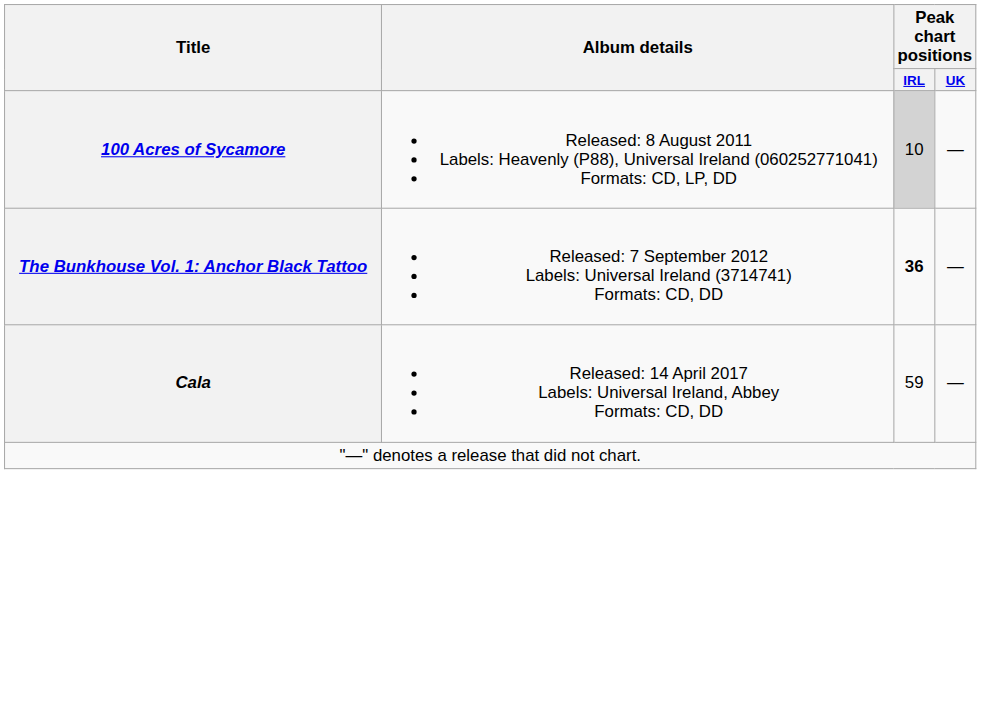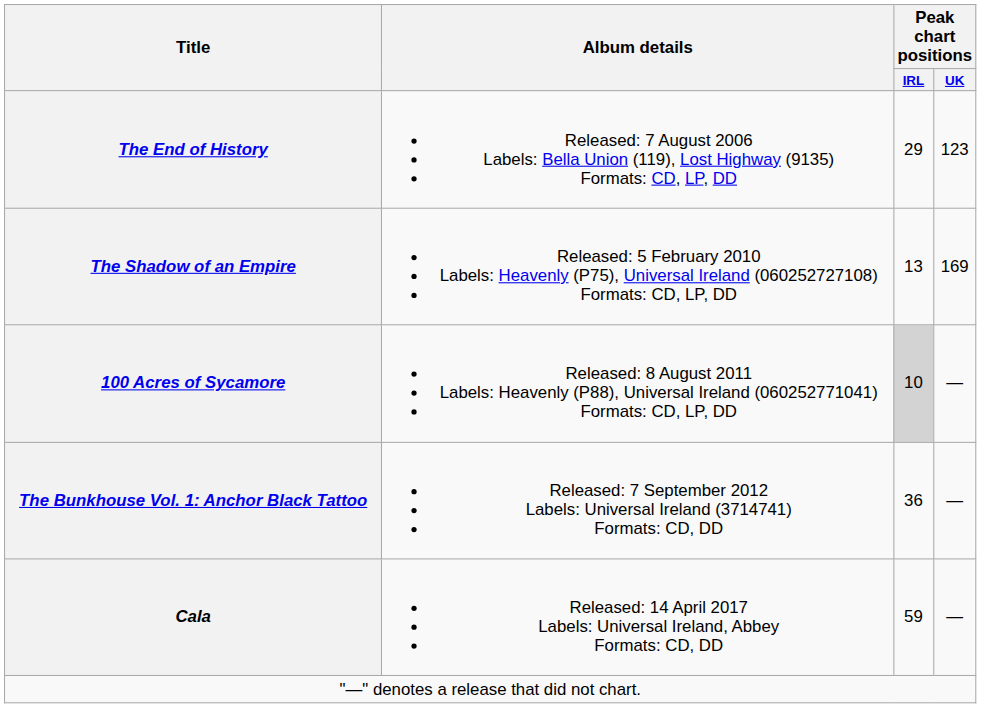+ row: (193, 149)
+ row: (193, 266)
(914, 266) bold -> (913, 500) normal
